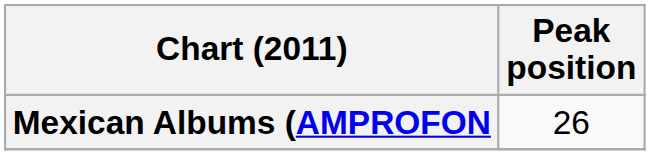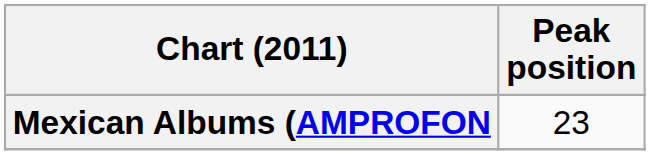(571, 121) 26 -> (571, 121) 23
